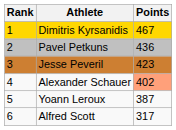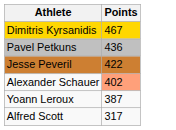- column: (20, 13)
(145, 64) 423 -> (113, 64) 422
